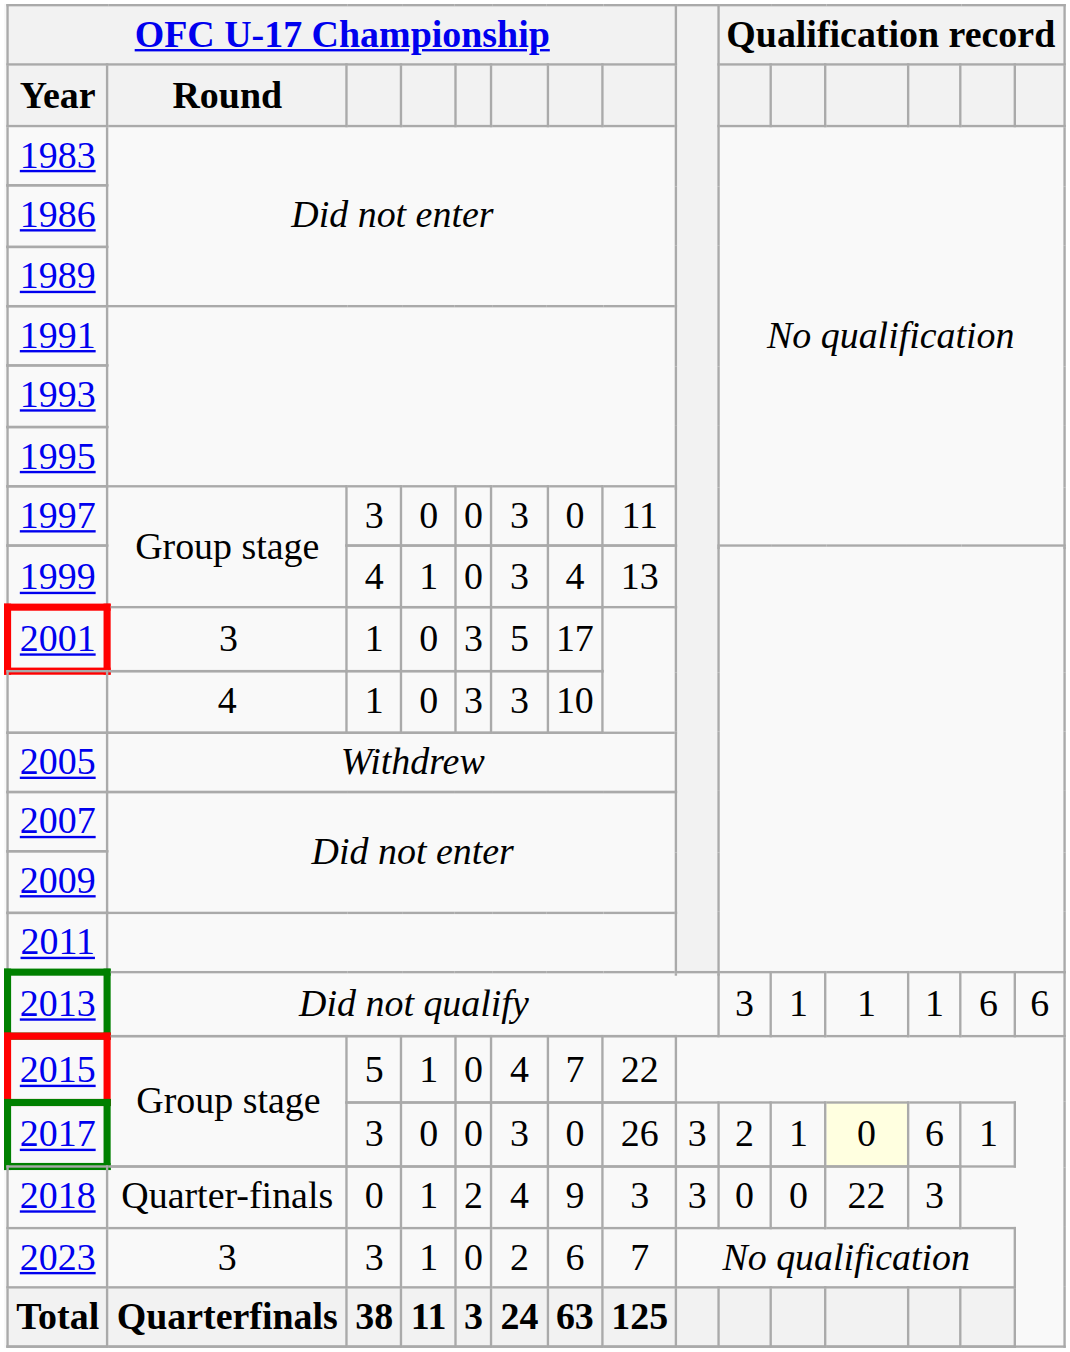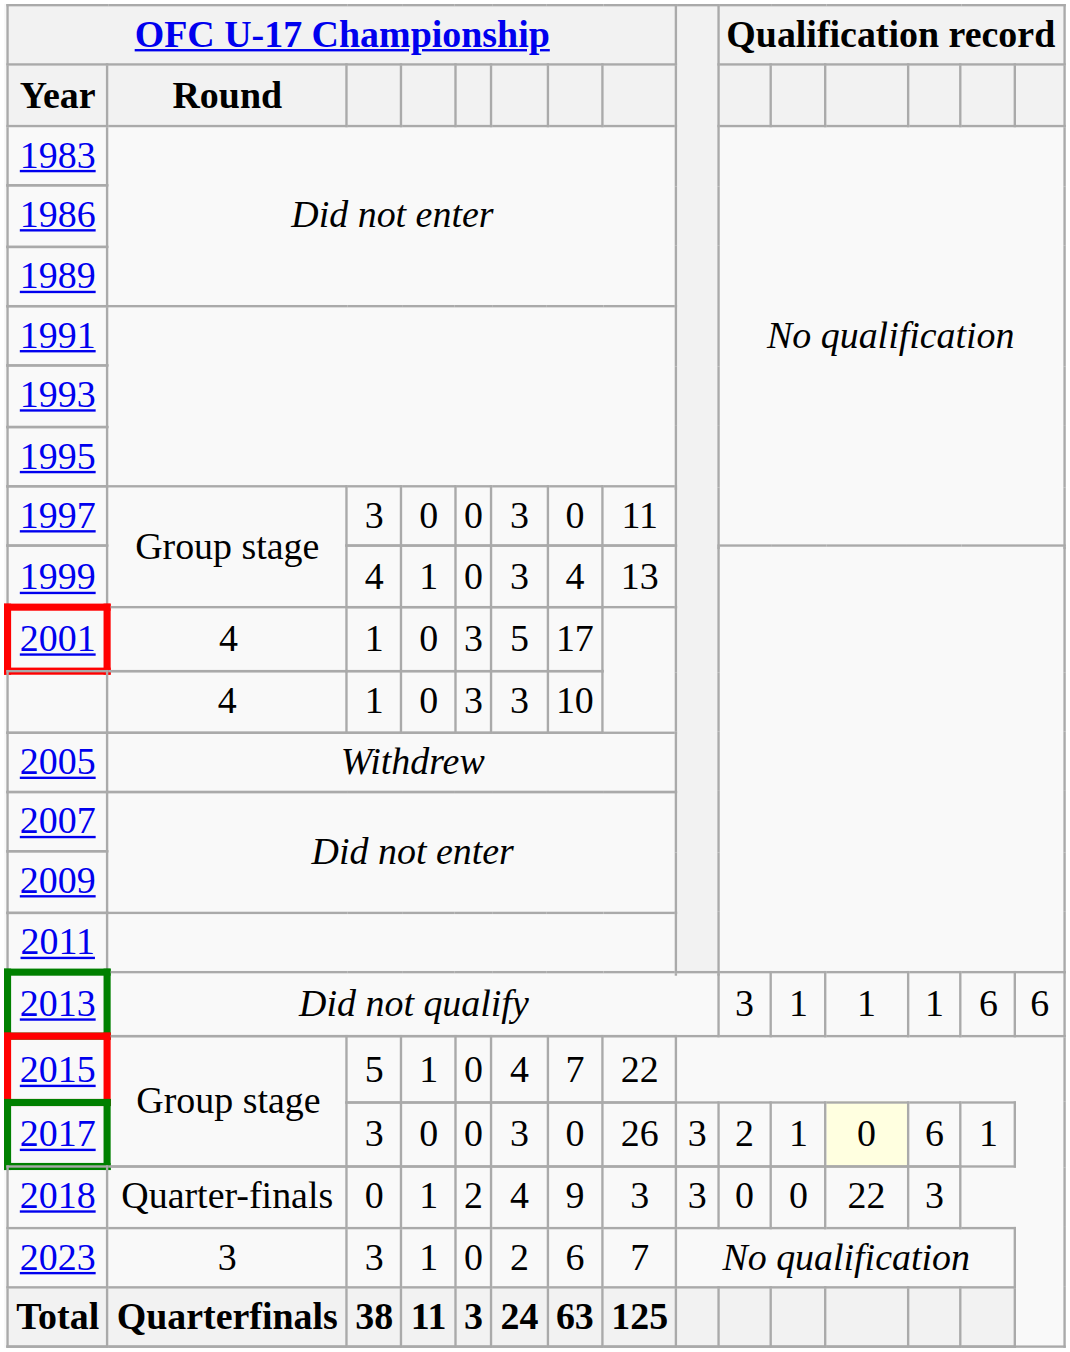(228, 638) 3 -> (228, 638) 4
